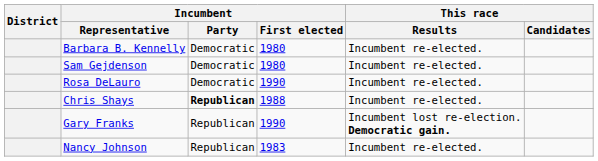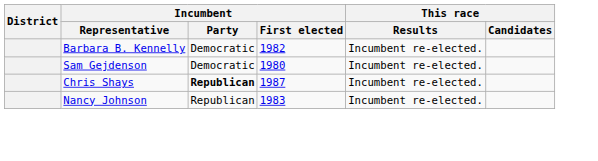(272, 48) 1980 -> (272, 48) 1982
- row: (102, 83)
(272, 100) 1988 -> (272, 83) 1987
- row: (99, 123)
